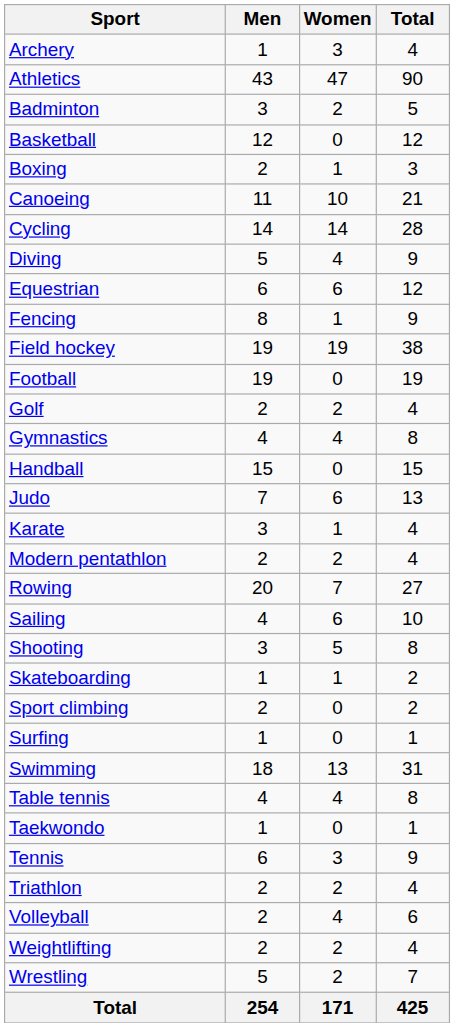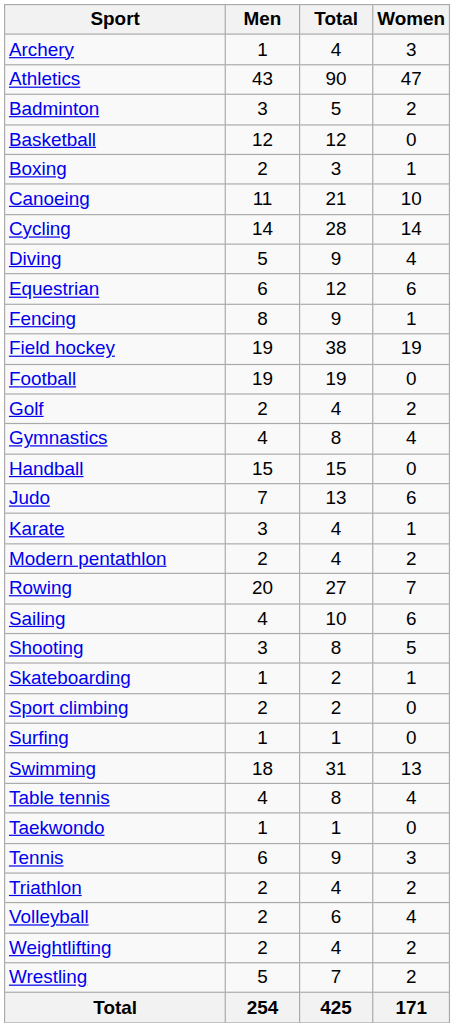columns swapped: (338, 19) <-> (413, 19)
